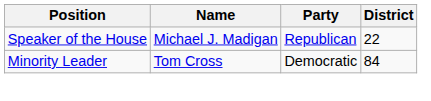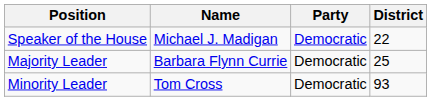(320, 38) Republican -> (330, 38) Democratic
+ row: (57, 61)
(372, 61) 84 -> (381, 84) 93
